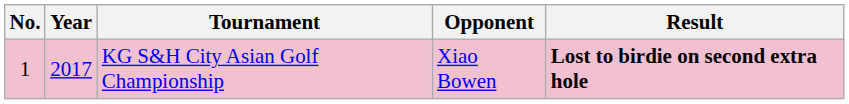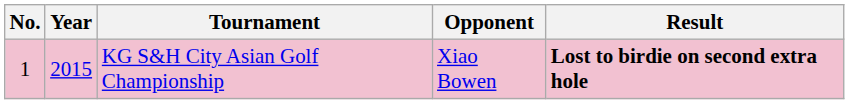(71, 68) 2017 -> (71, 68) 2015
